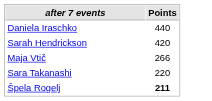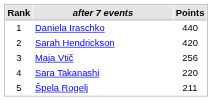+ column: (19, 12)
(162, 58) 266 -> (190, 58) 256
(162, 88) bold -> (190, 88) normal
